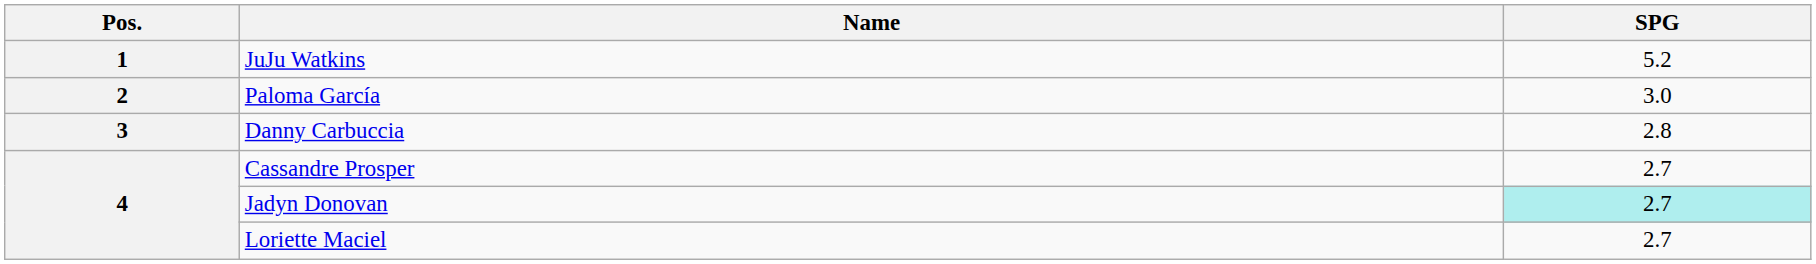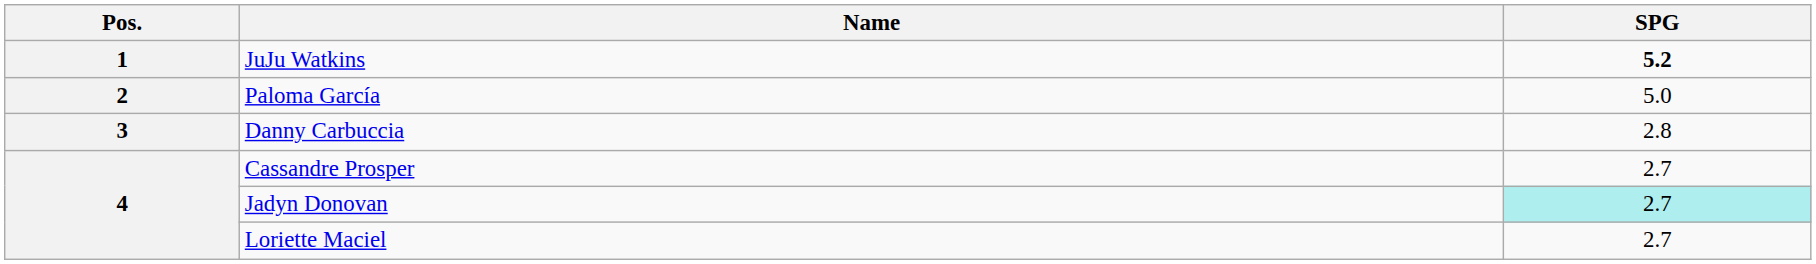(1657, 58) normal -> (1657, 58) bold
(1657, 95) 3.0 -> (1657, 95) 5.0
